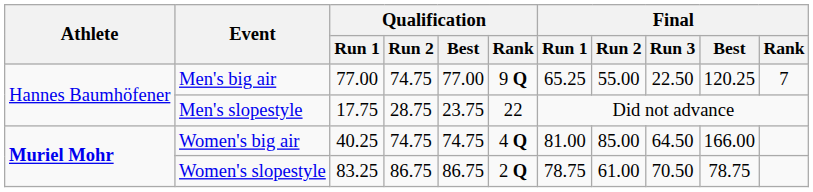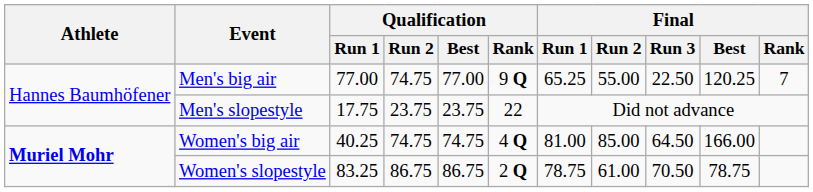(411, 110) 28.75 -> (411, 110) 23.75
